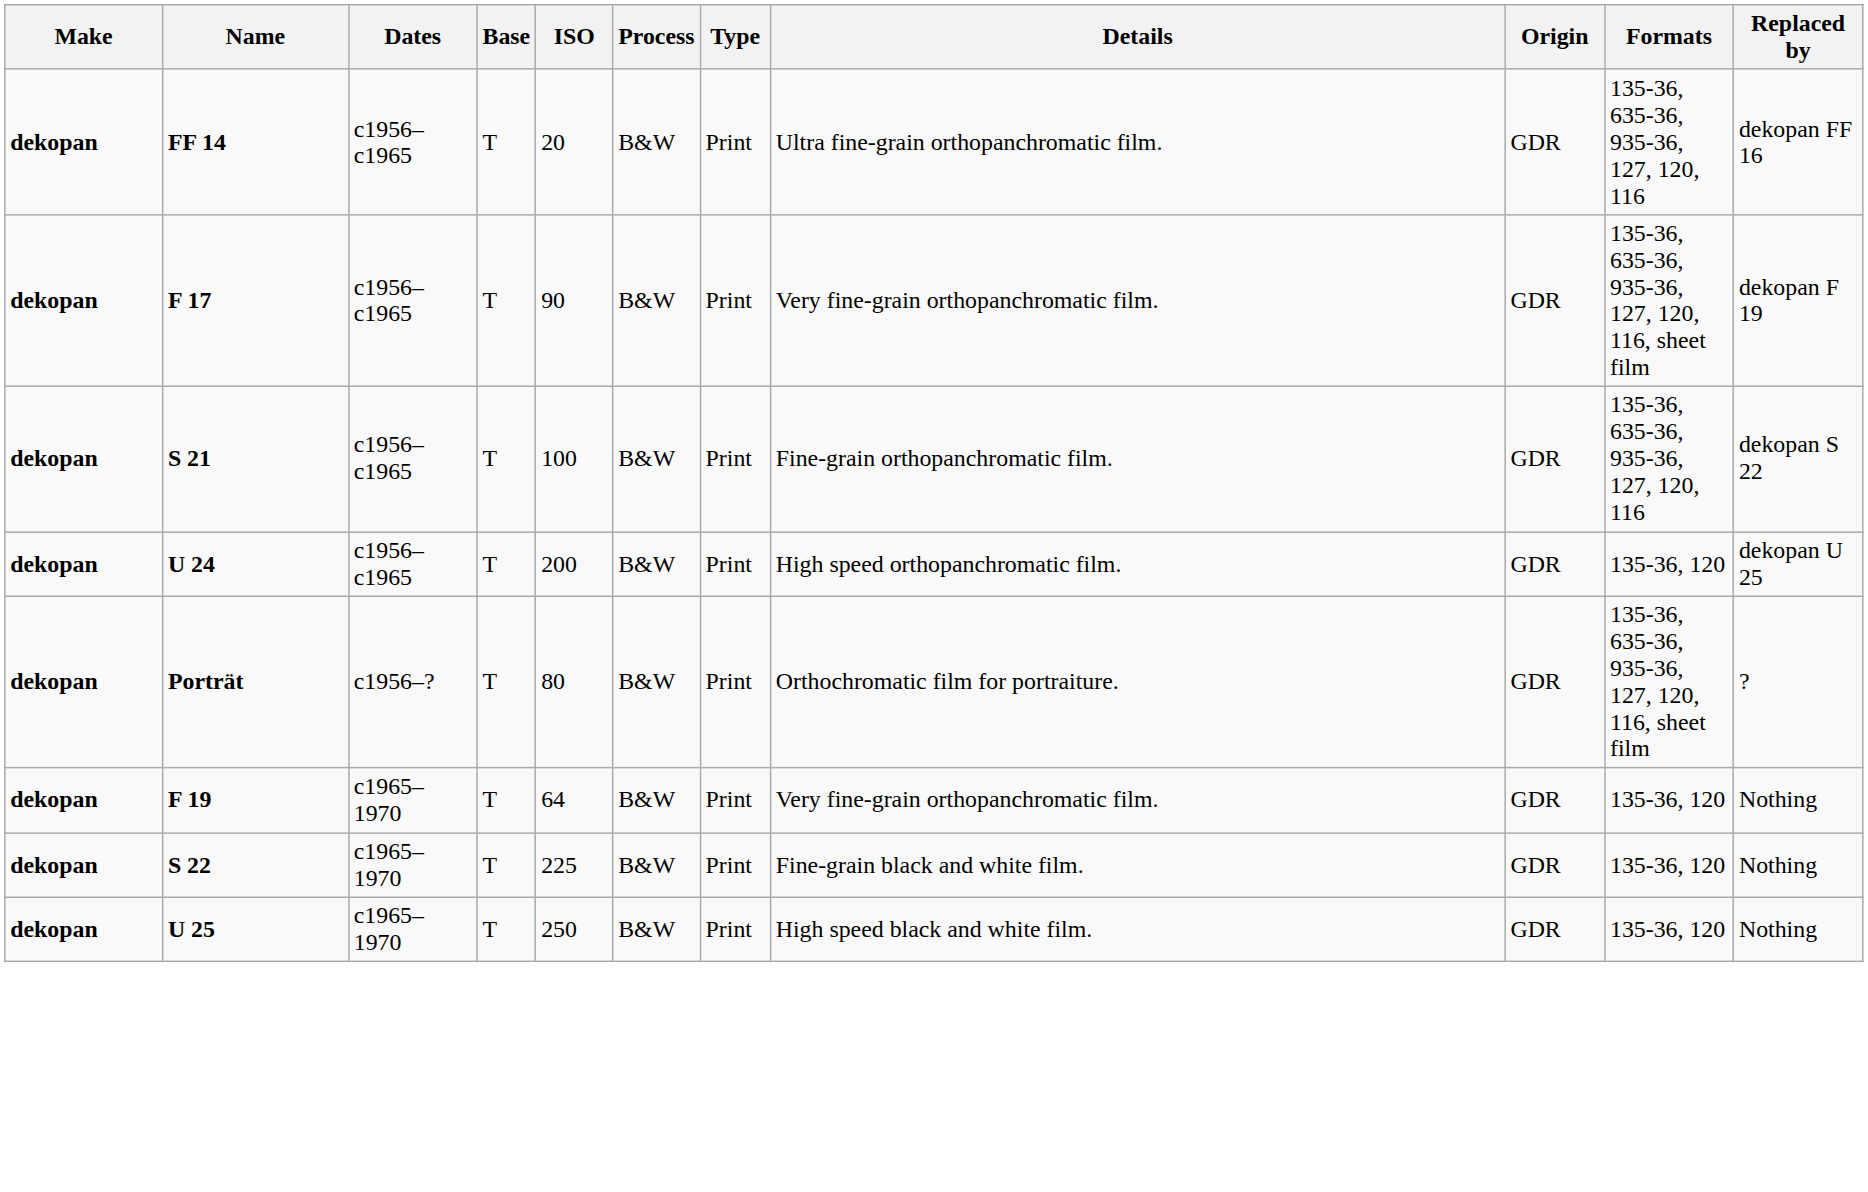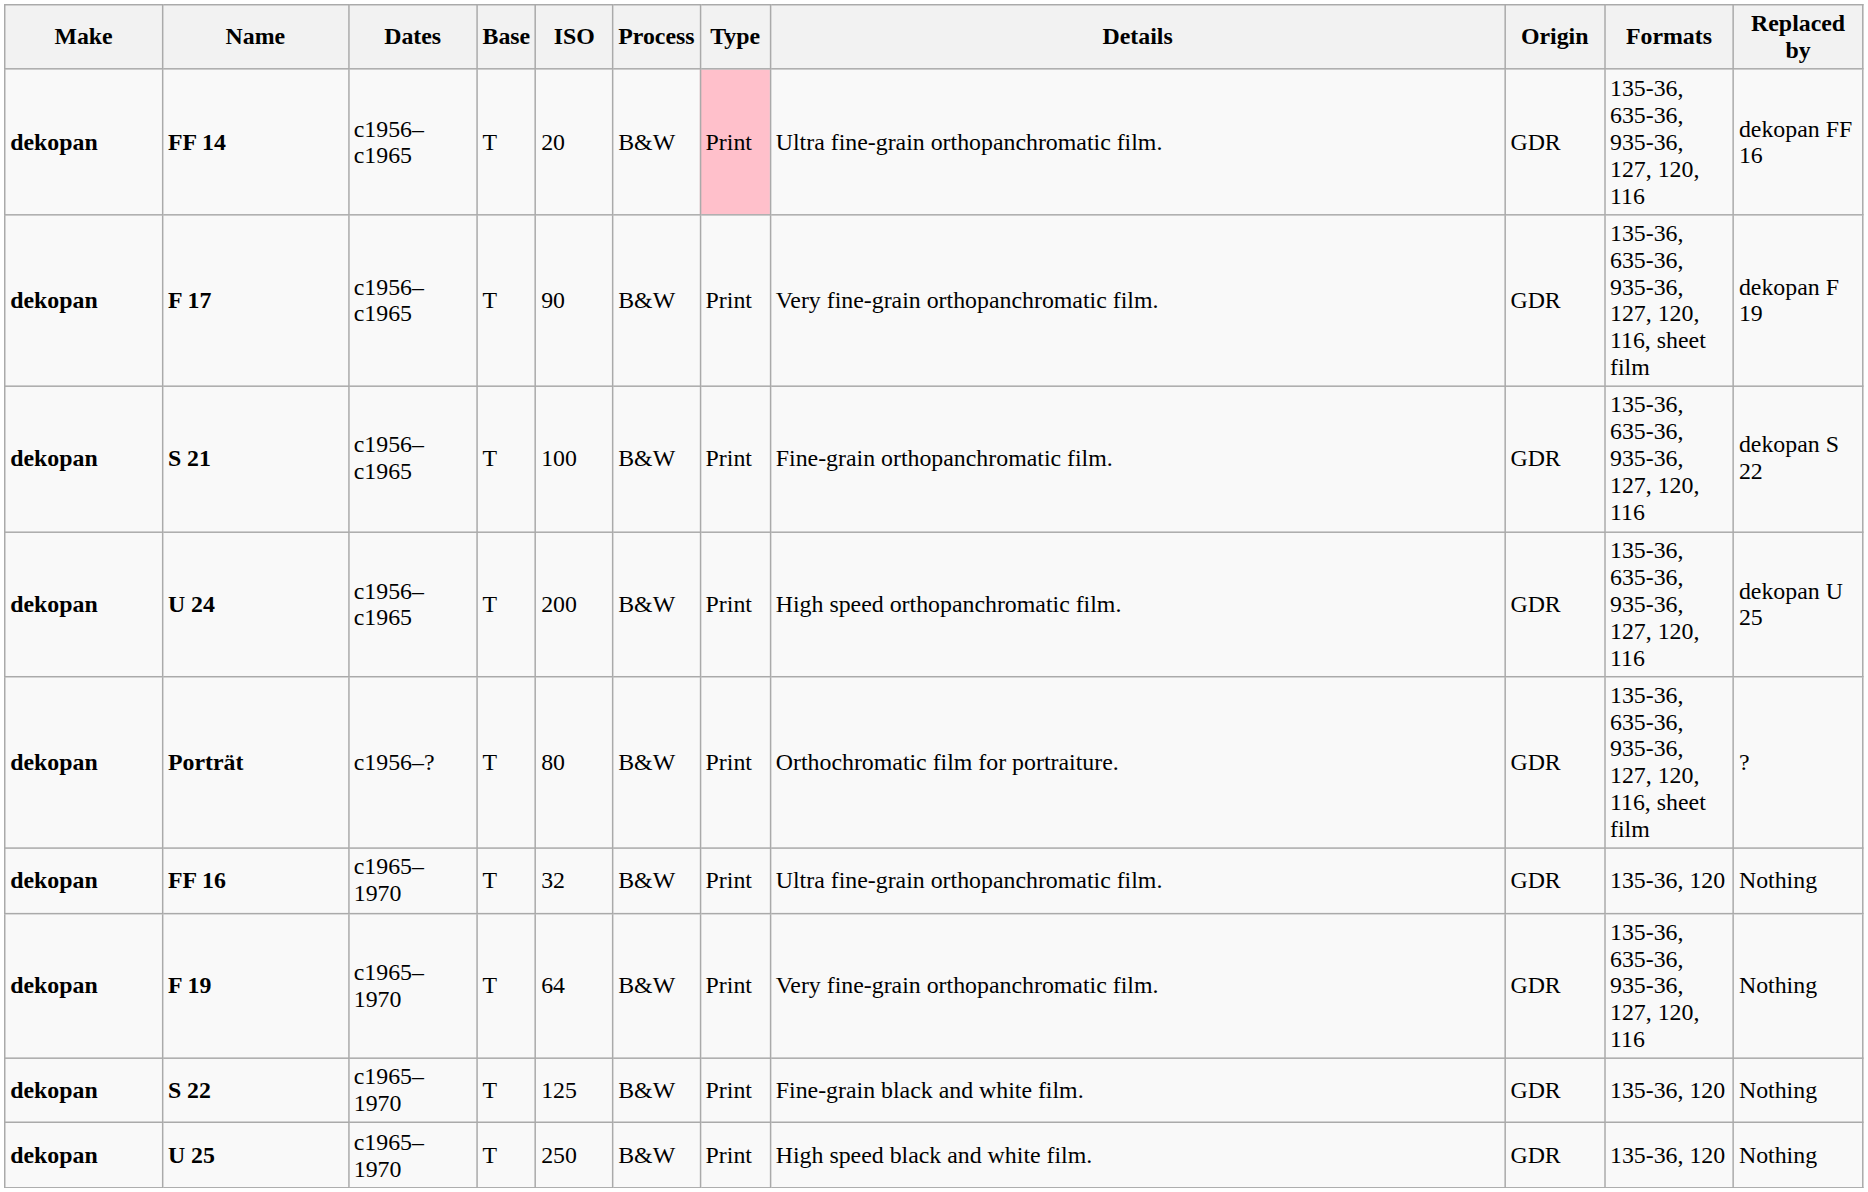(729, 141) no background -> (729, 141) pink background
(1668, 563) 135-36, 120 -> (1655, 603) 135-36, 635-36, 935-36, 127, 120, 116
+ row: (197, 880)
(1668, 800) 135-36, 120 -> (1655, 985) 135-36, 635-36, 935-36, 127, 120, 116
(559, 864) 225 -> (559, 1090) 125
